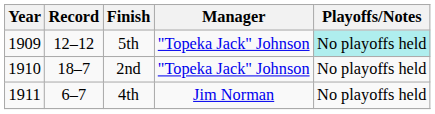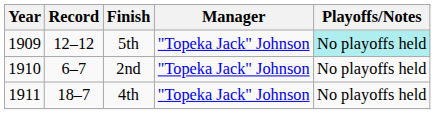(74, 69) 18–7 -> (74, 69) 6–7
(74, 95) 6–7 -> (74, 95) 18–7
(234, 95) Jim Norman -> (234, 95) "Topeka Jack" Johnson
